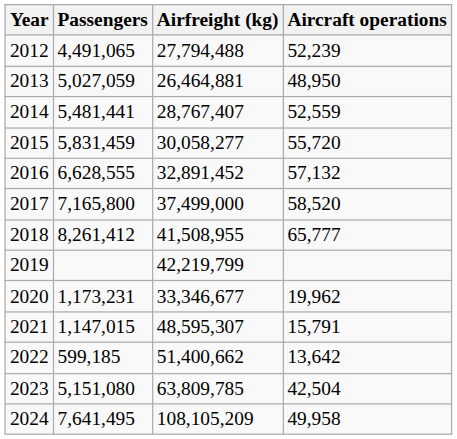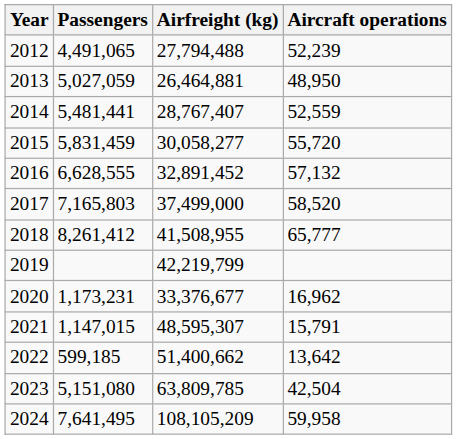(96, 204) 7,165,800 -> (96, 204) 7,165,803
(200, 296) 33,346,677 -> (200, 296) 33,376,677
(314, 296) 19,962 -> (314, 296) 16,962
(314, 419) 49,958 -> (314, 419) 59,958
